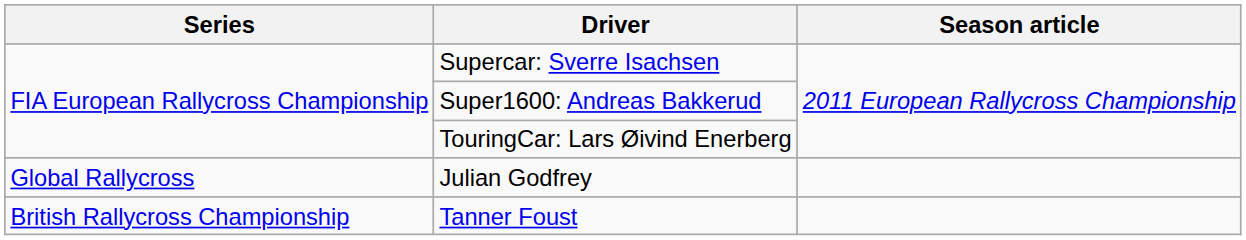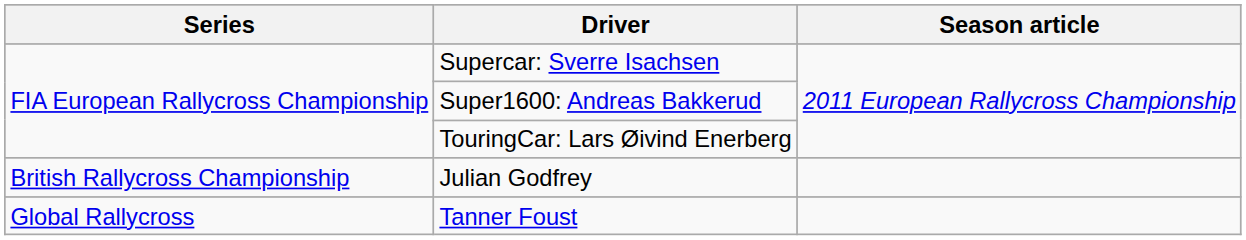(102, 177) Global Rallycross -> (180, 177) British Rallycross Championship
(180, 216) British Rallycross Championship -> (102, 216) Global Rallycross
